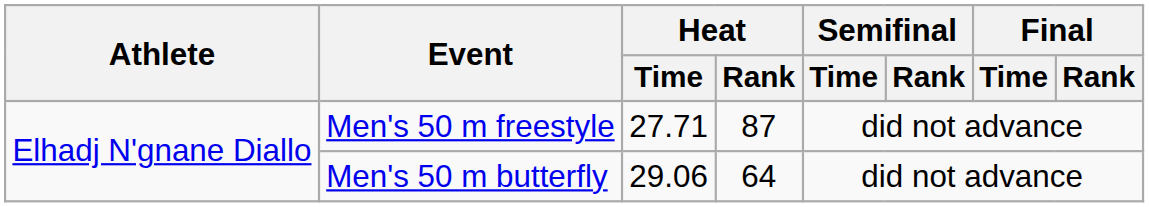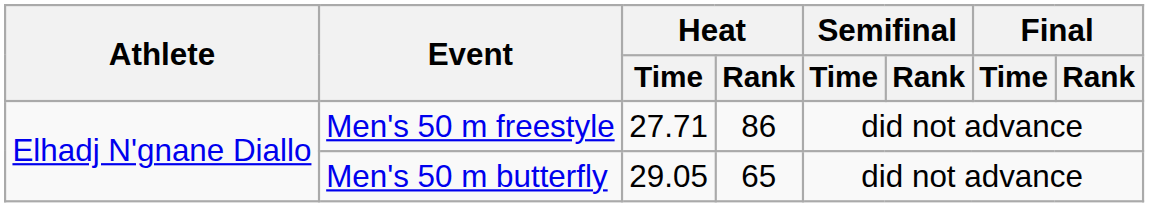(759, 127) 87 -> (759, 127) 86
(669, 176) 29.06 -> (669, 176) 29.05
(759, 176) 64 -> (759, 176) 65
